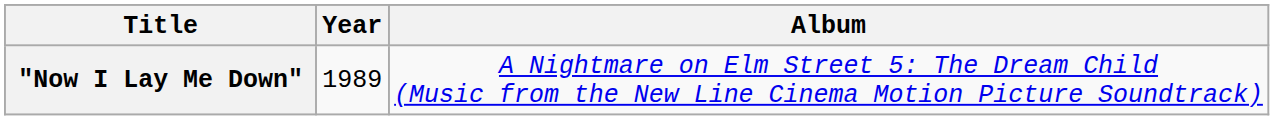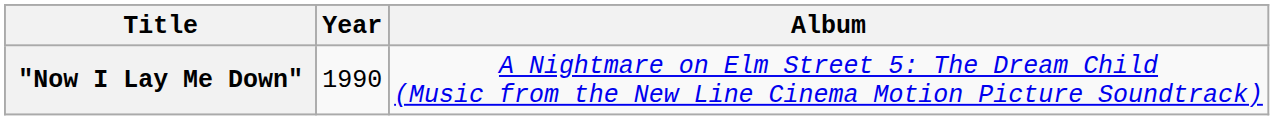(352, 80) 1989 -> (352, 80) 1990
